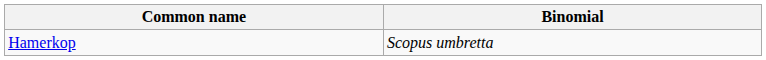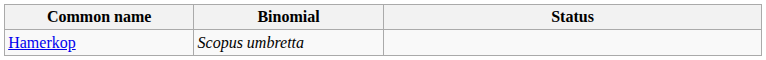+ column: (573, 17)
